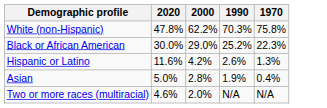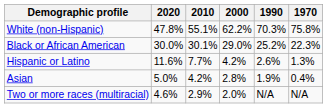+ column: (203, 13)
